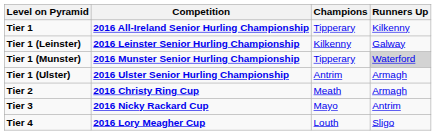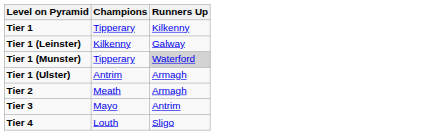- column: (201, 12)
